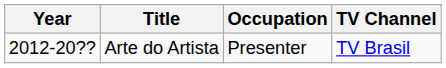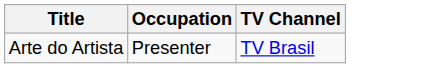- column: (52, 18)
